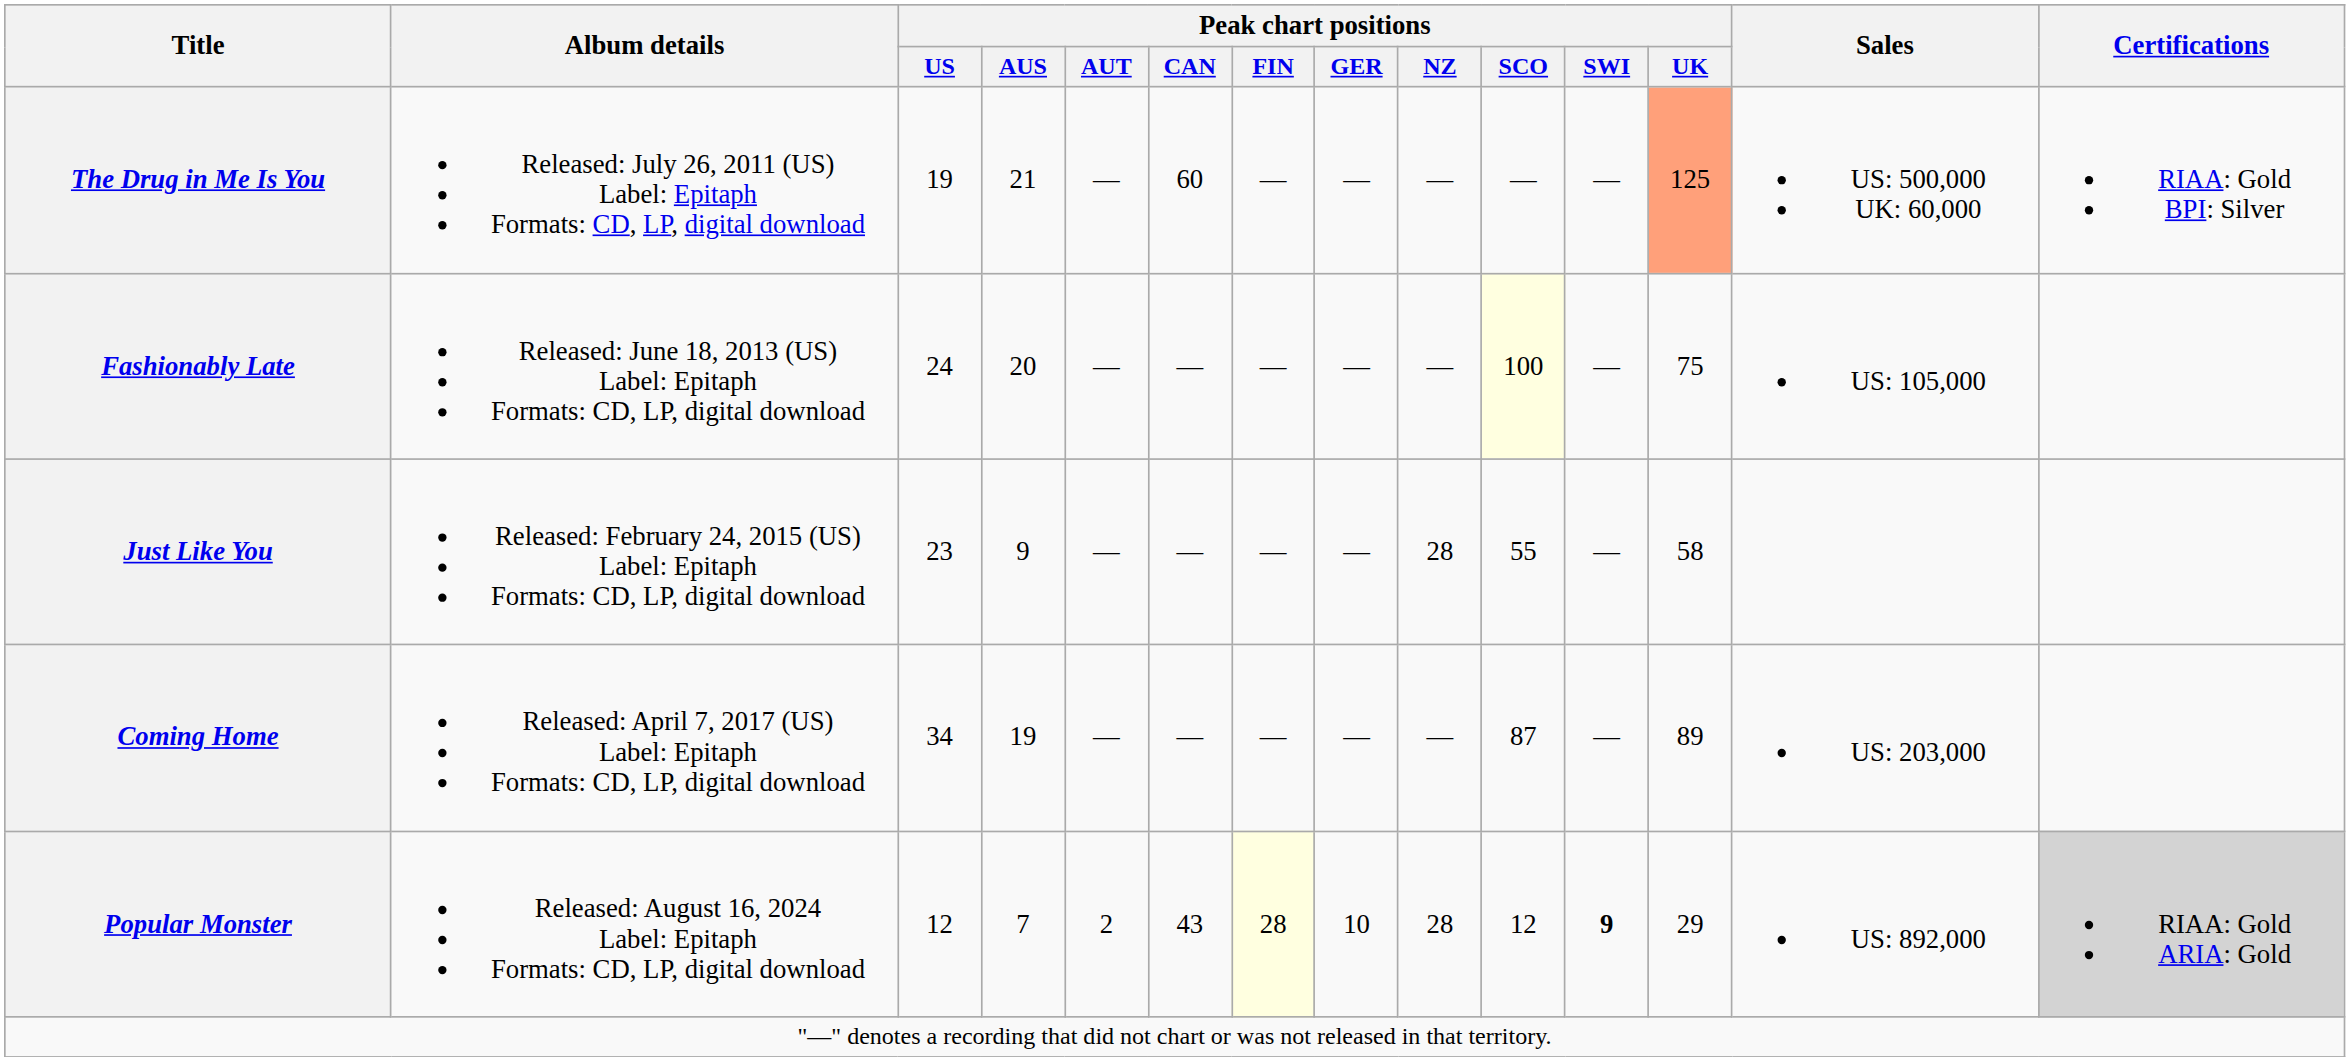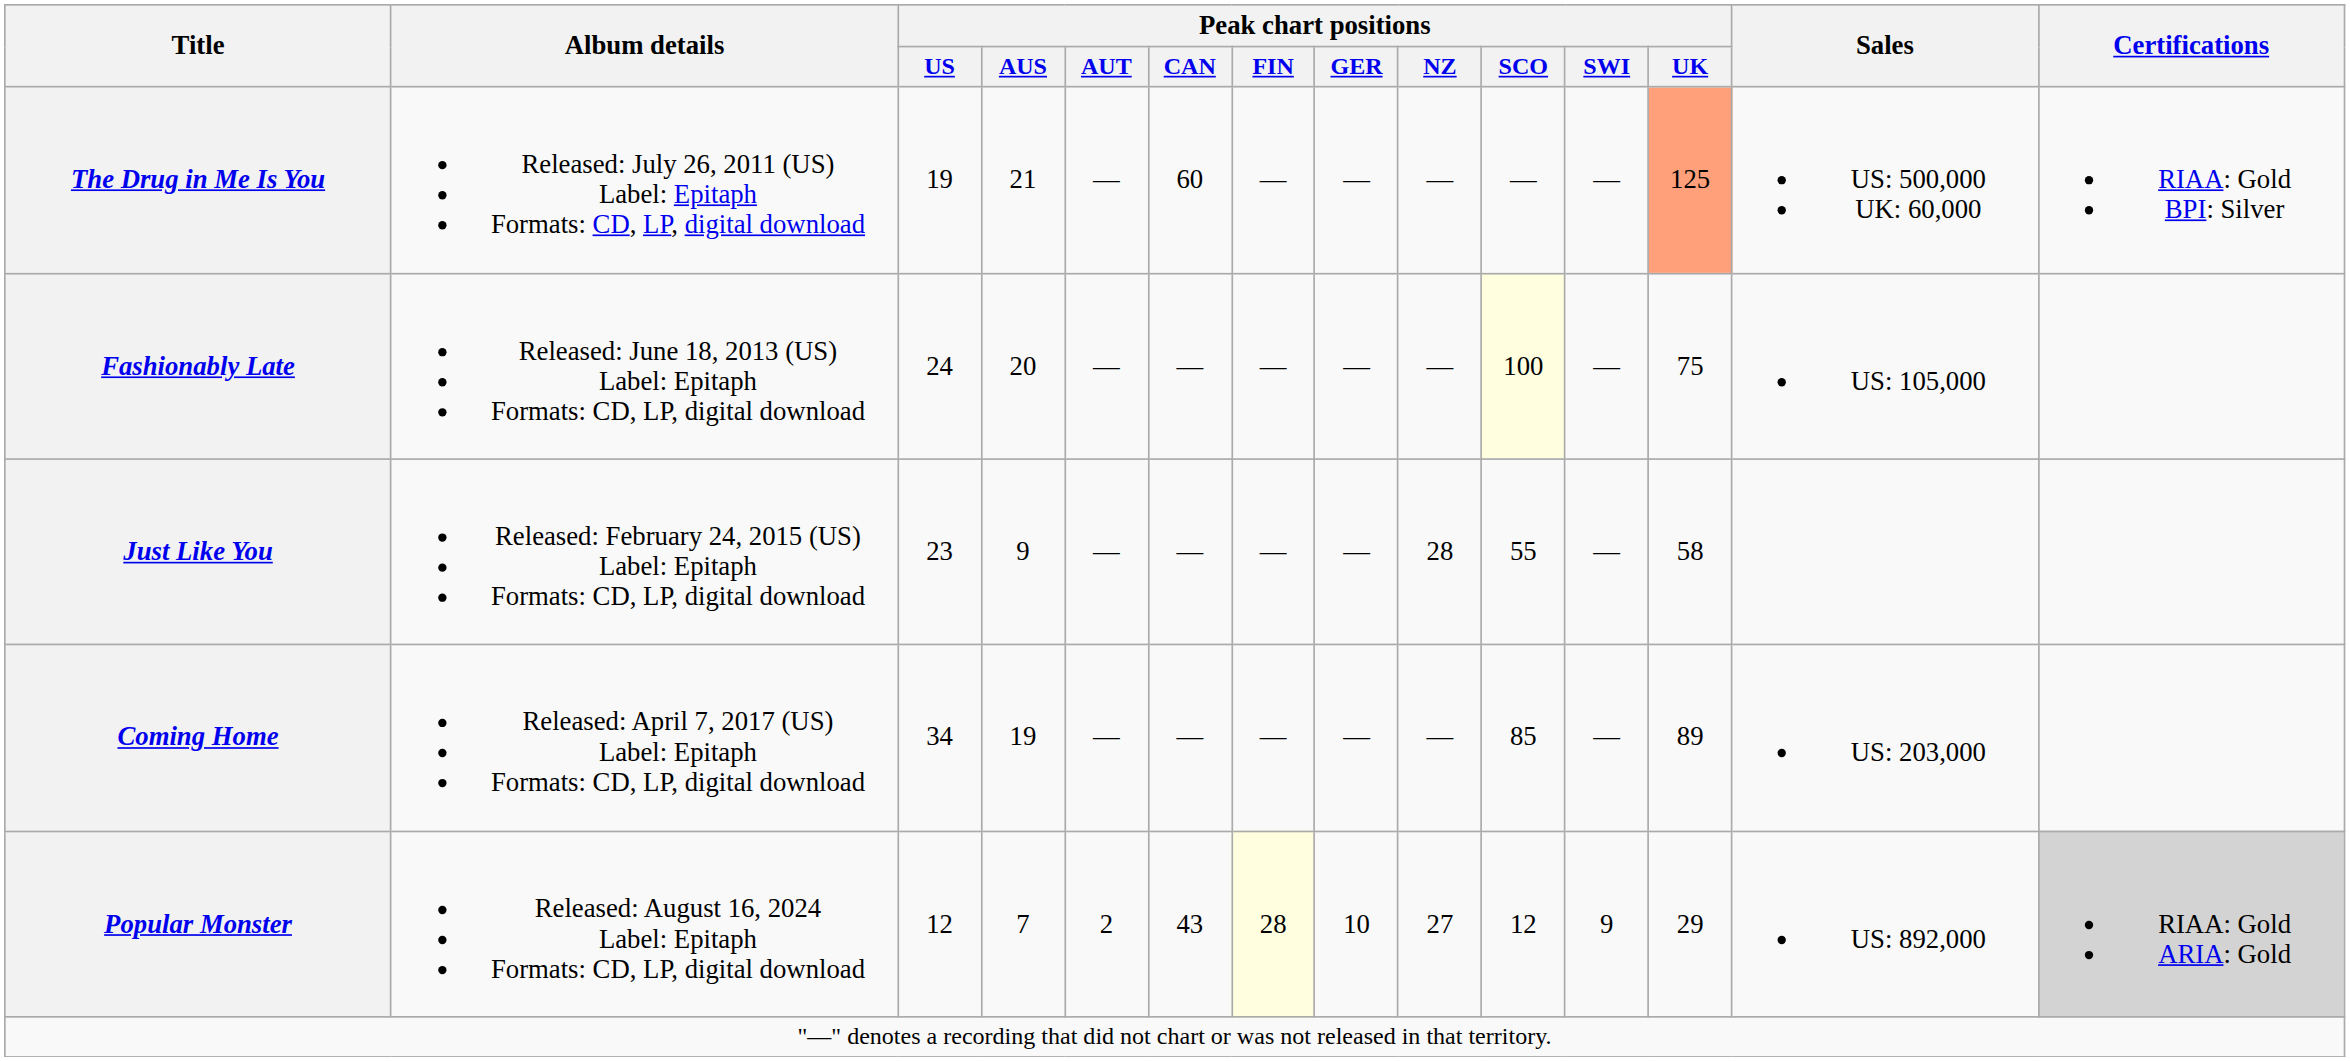(1523, 737) 87 -> (1523, 737) 85
(1440, 923) 28 -> (1440, 923) 27
(1607, 923) bold -> (1607, 923) normal
